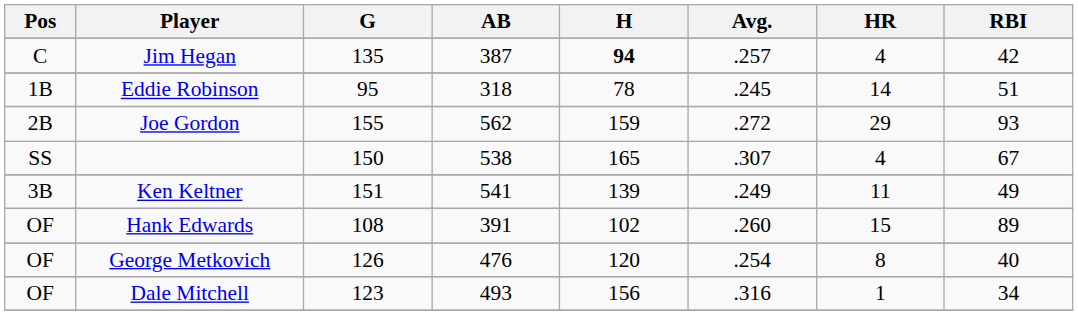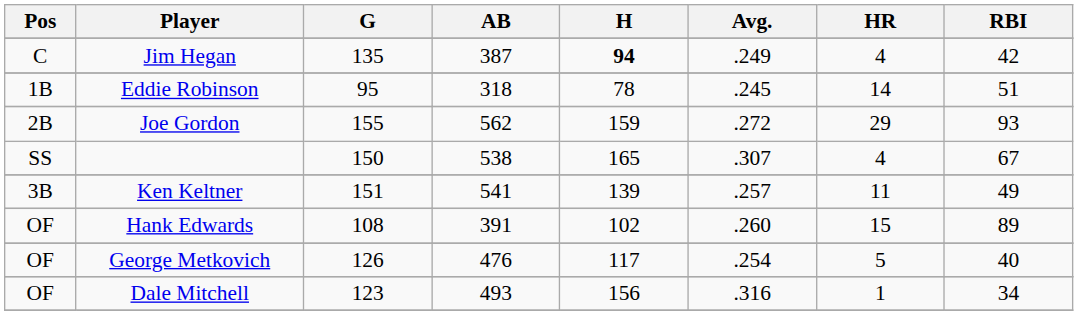(752, 55) .257 -> (752, 55) .249
(752, 191) .249 -> (752, 191) .257
(624, 259) 120 -> (624, 259) 117
(880, 259) 8 -> (880, 259) 5
